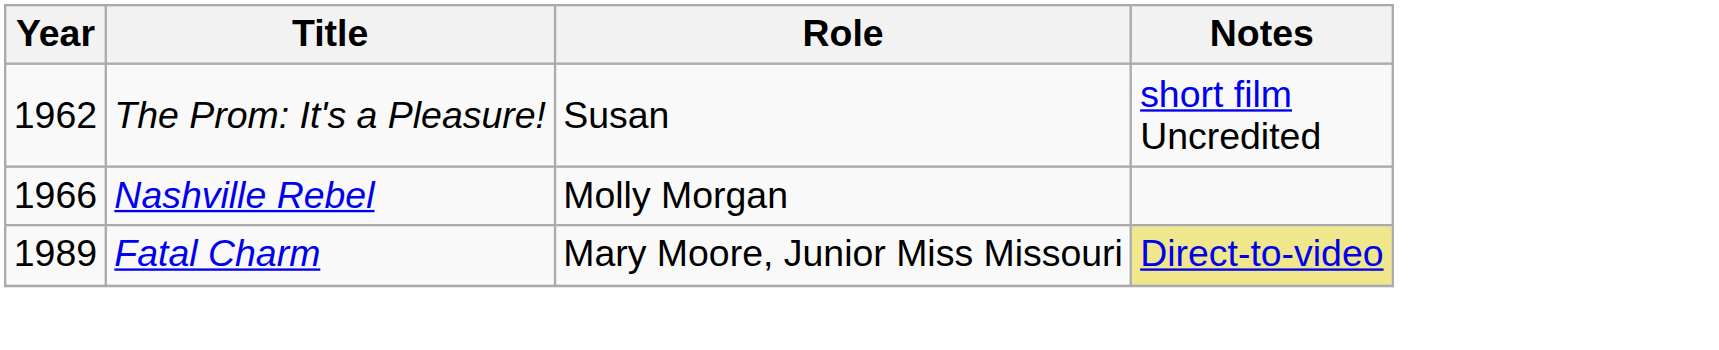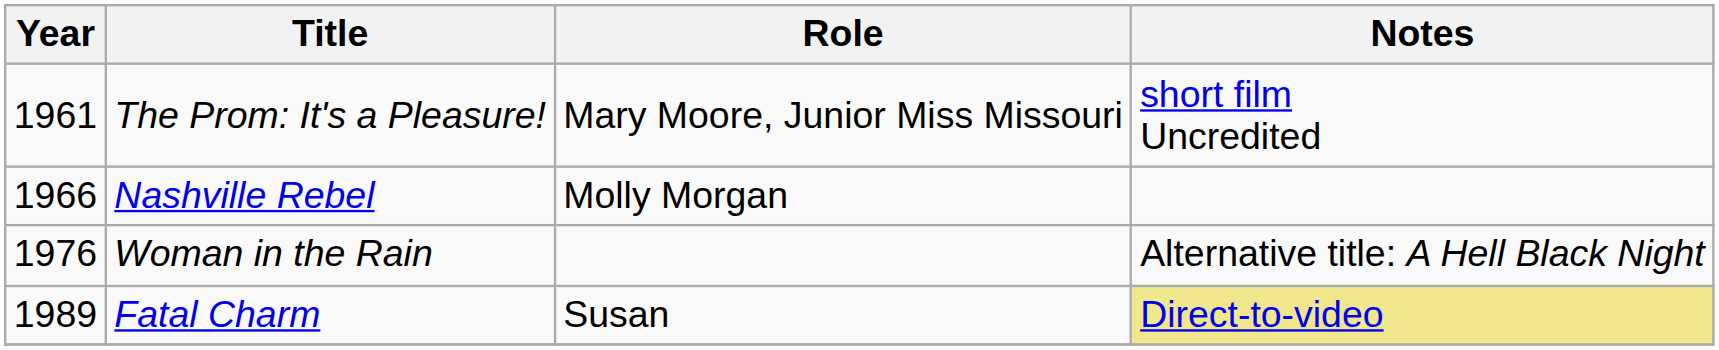(55, 114) 1962 -> (55, 114) 1961
(616, 114) Susan -> (843, 114) Mary Moore, Junior Miss Missouri
+ row: (274, 254)
(843, 254) Mary Moore, Junior Miss Missouri -> (616, 313) Susan
